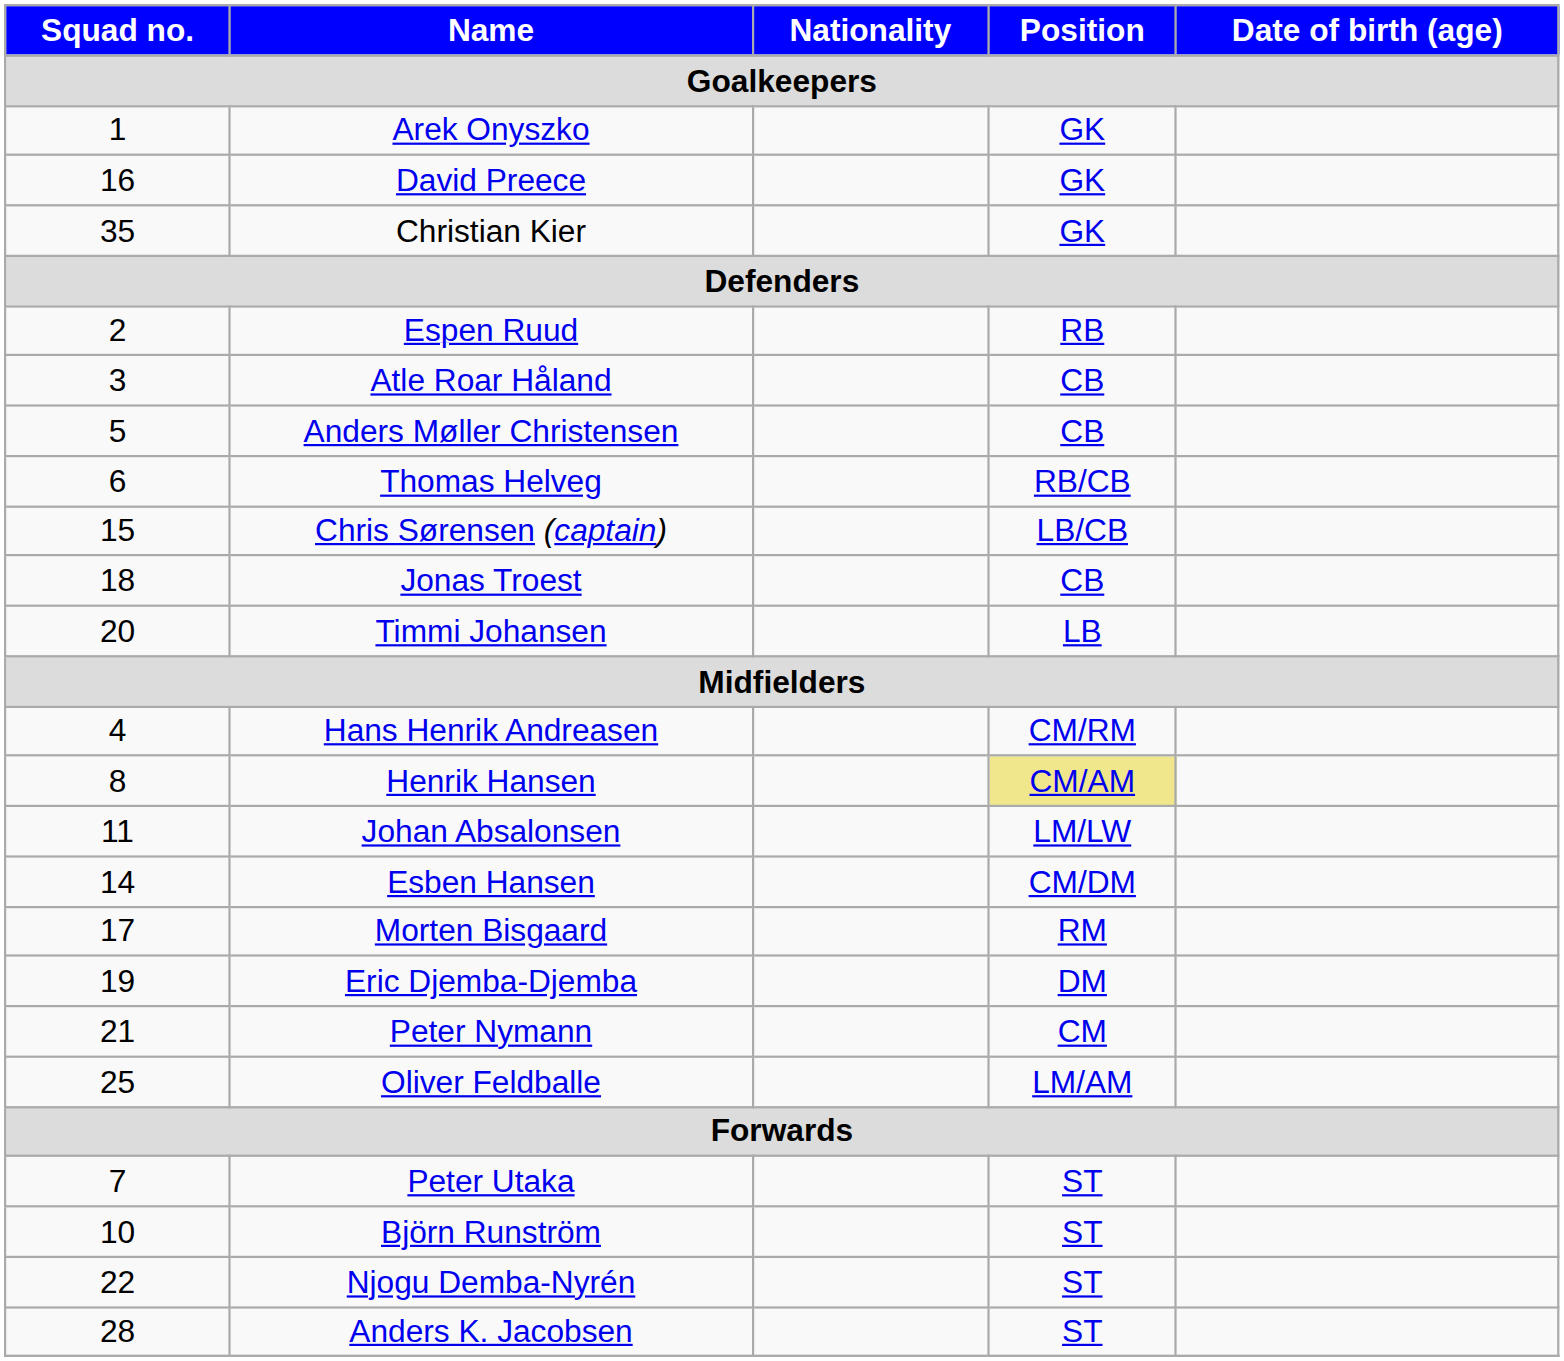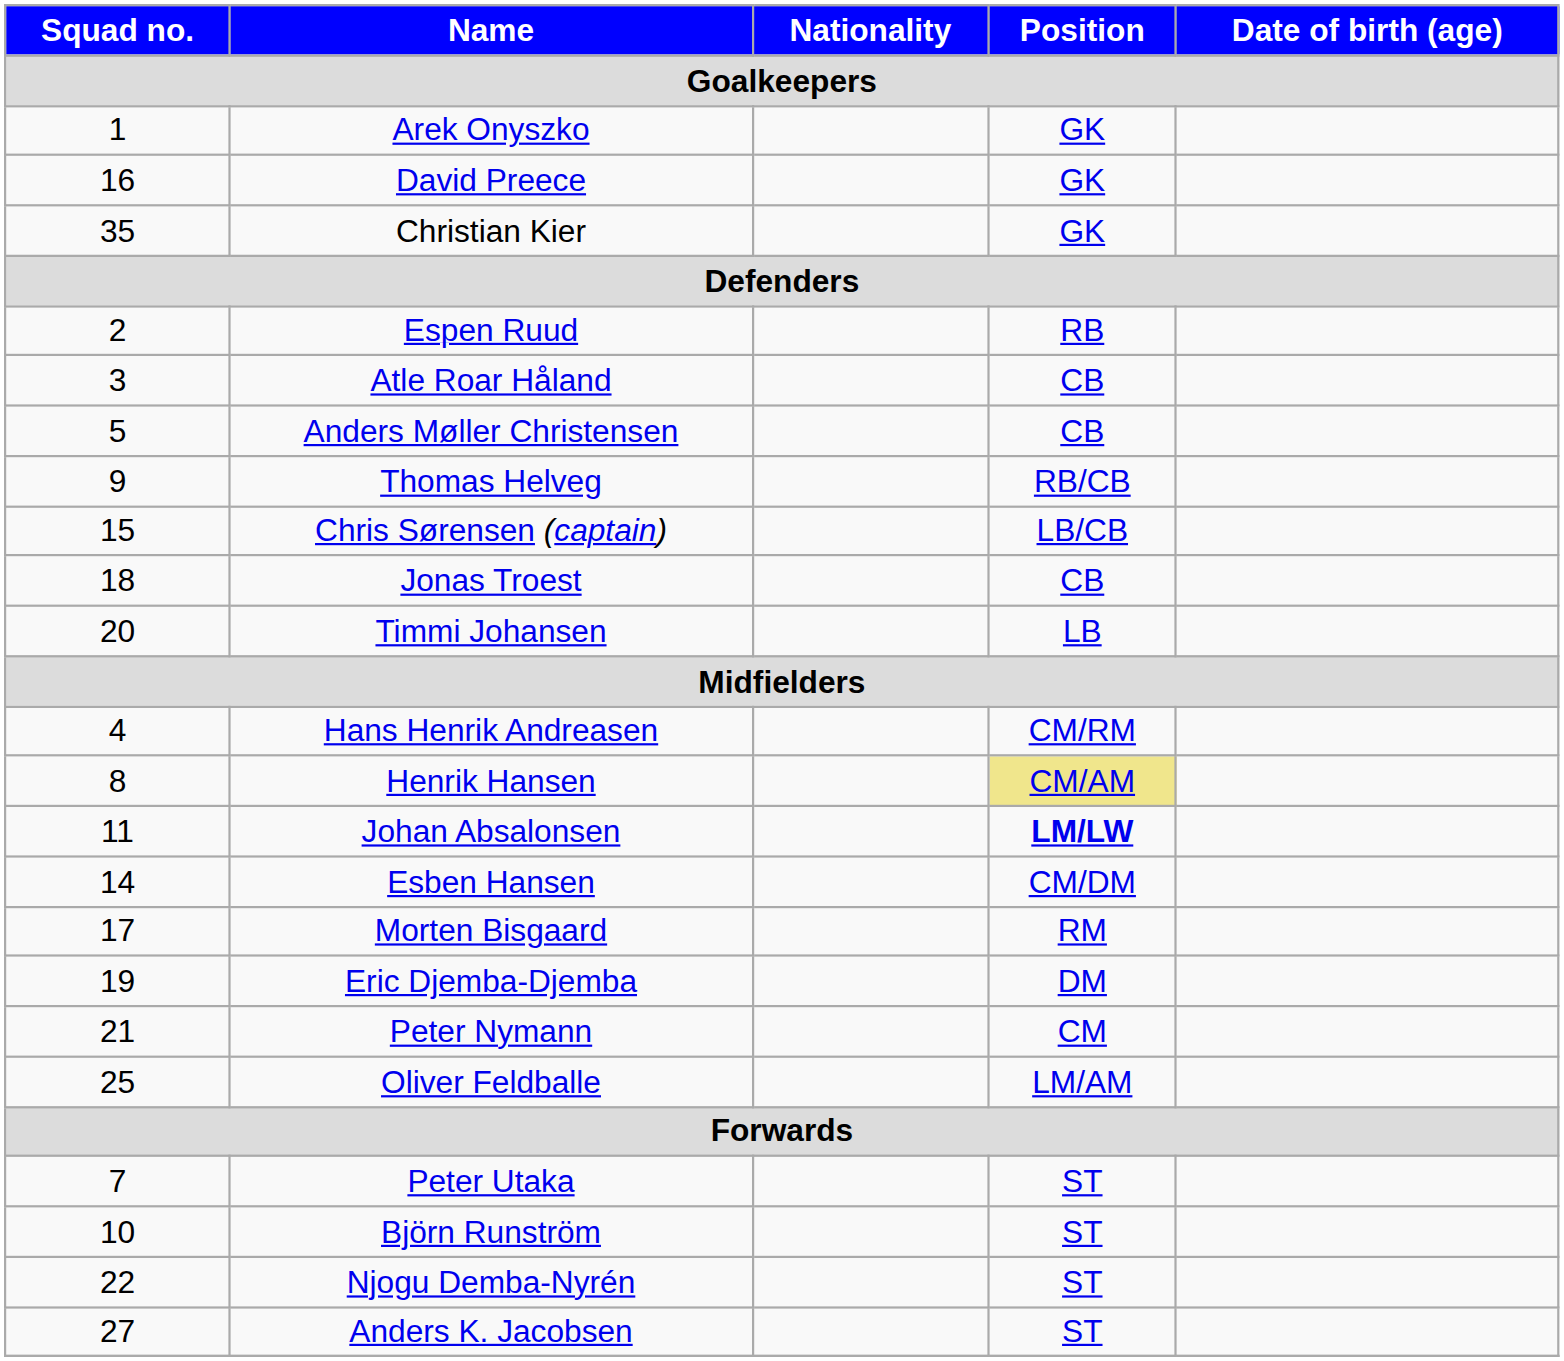(118, 481) 6 -> (118, 481) 9
(1082, 831) normal -> (1082, 831) bold
(118, 1332) 28 -> (118, 1332) 27
